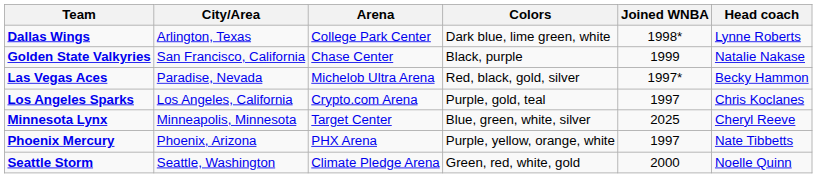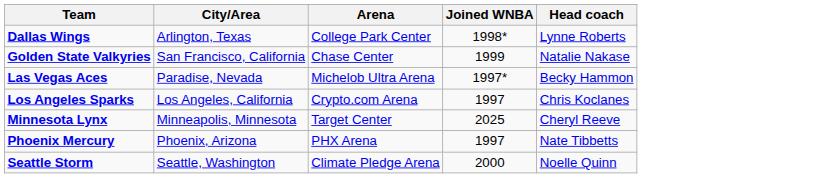- column: (530, 15)
